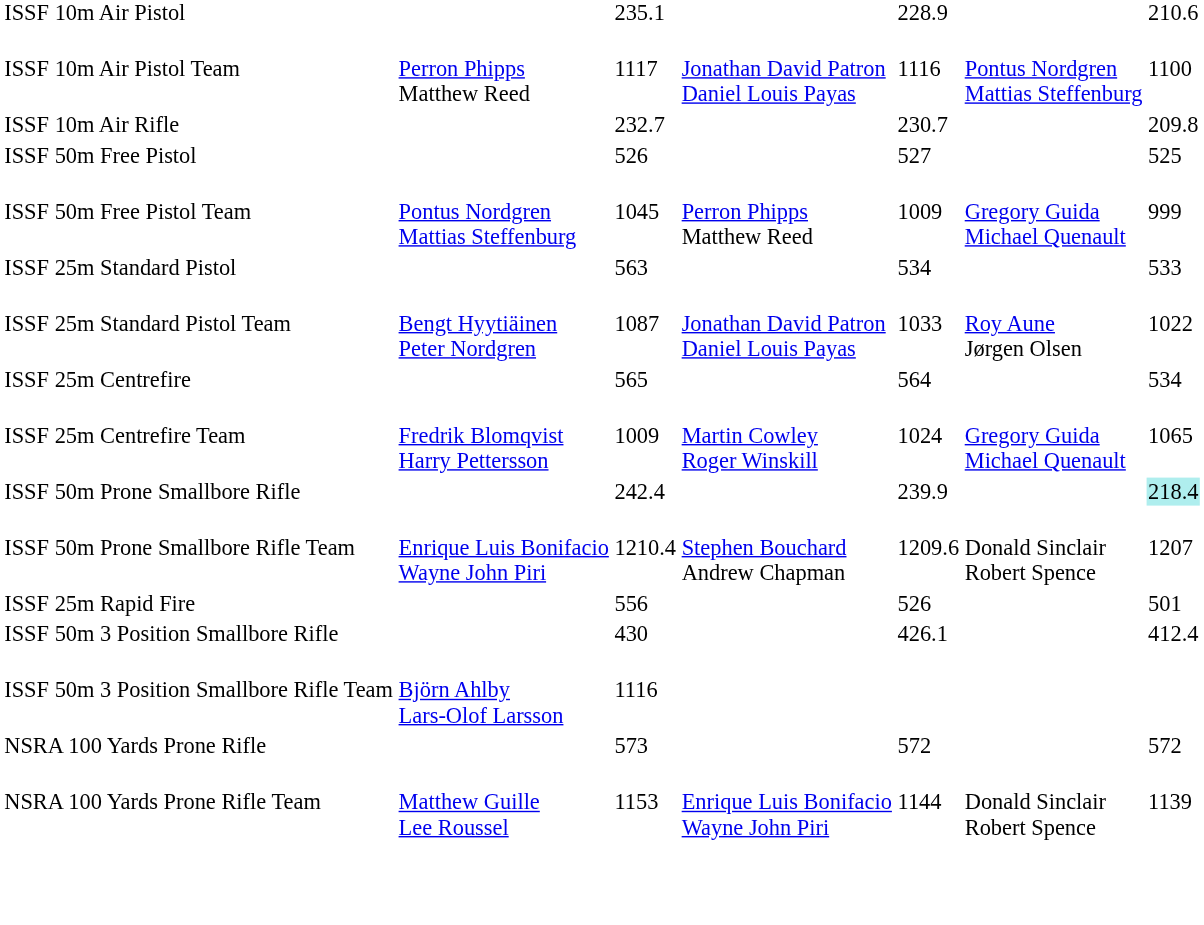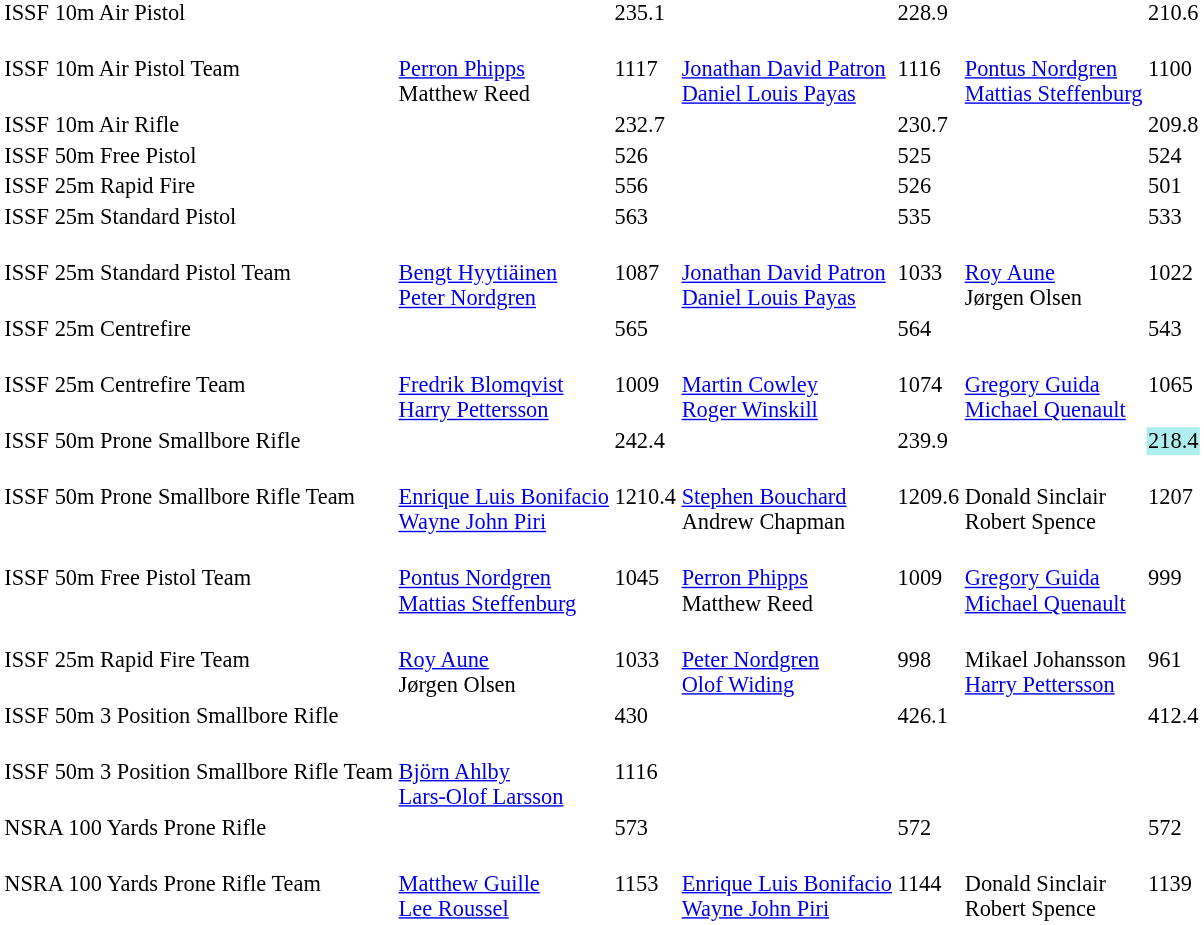(914, 155) 527 -> (914, 155) 525
(1165, 155) 525 -> (1165, 155) 524
rows swapped: (128, 211) <-> (100, 603)
(914, 267) 534 -> (914, 216) 535
(1165, 379) 534 -> (1165, 328) 543
(920, 435) 1024 -> (920, 384) 1074
+ row: (127, 659)
